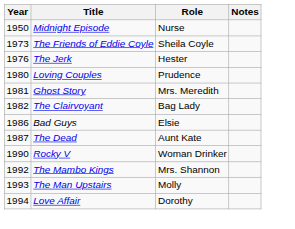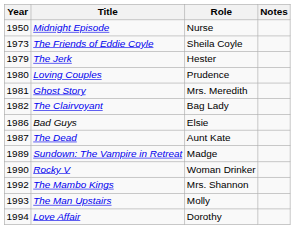(18, 59) 1976 -> (18, 59) 1979
+ row: (108, 153)
